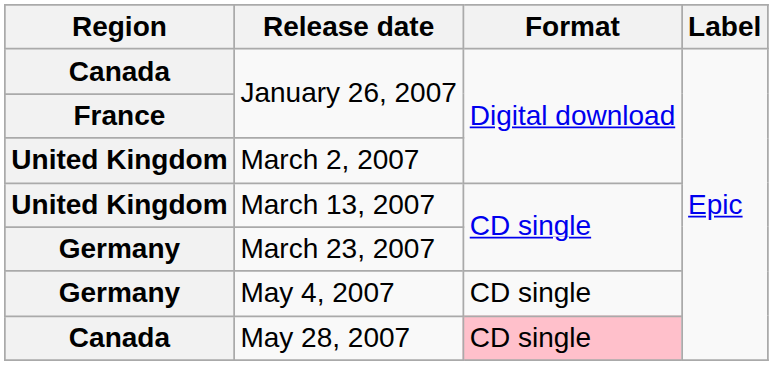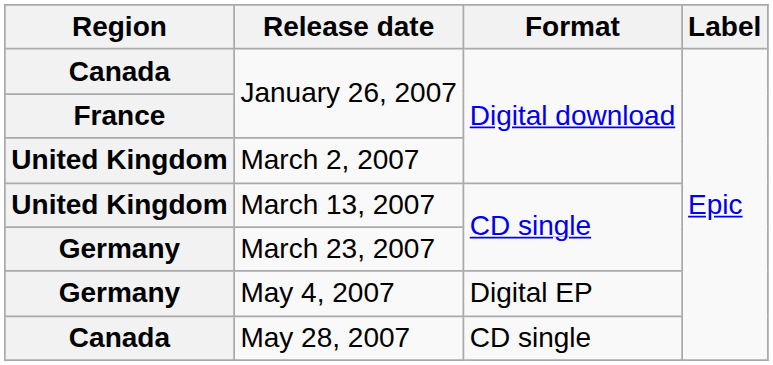(530, 293) CD single -> (531, 293) Digital EP
(530, 337) pink background -> (530, 337) no background
